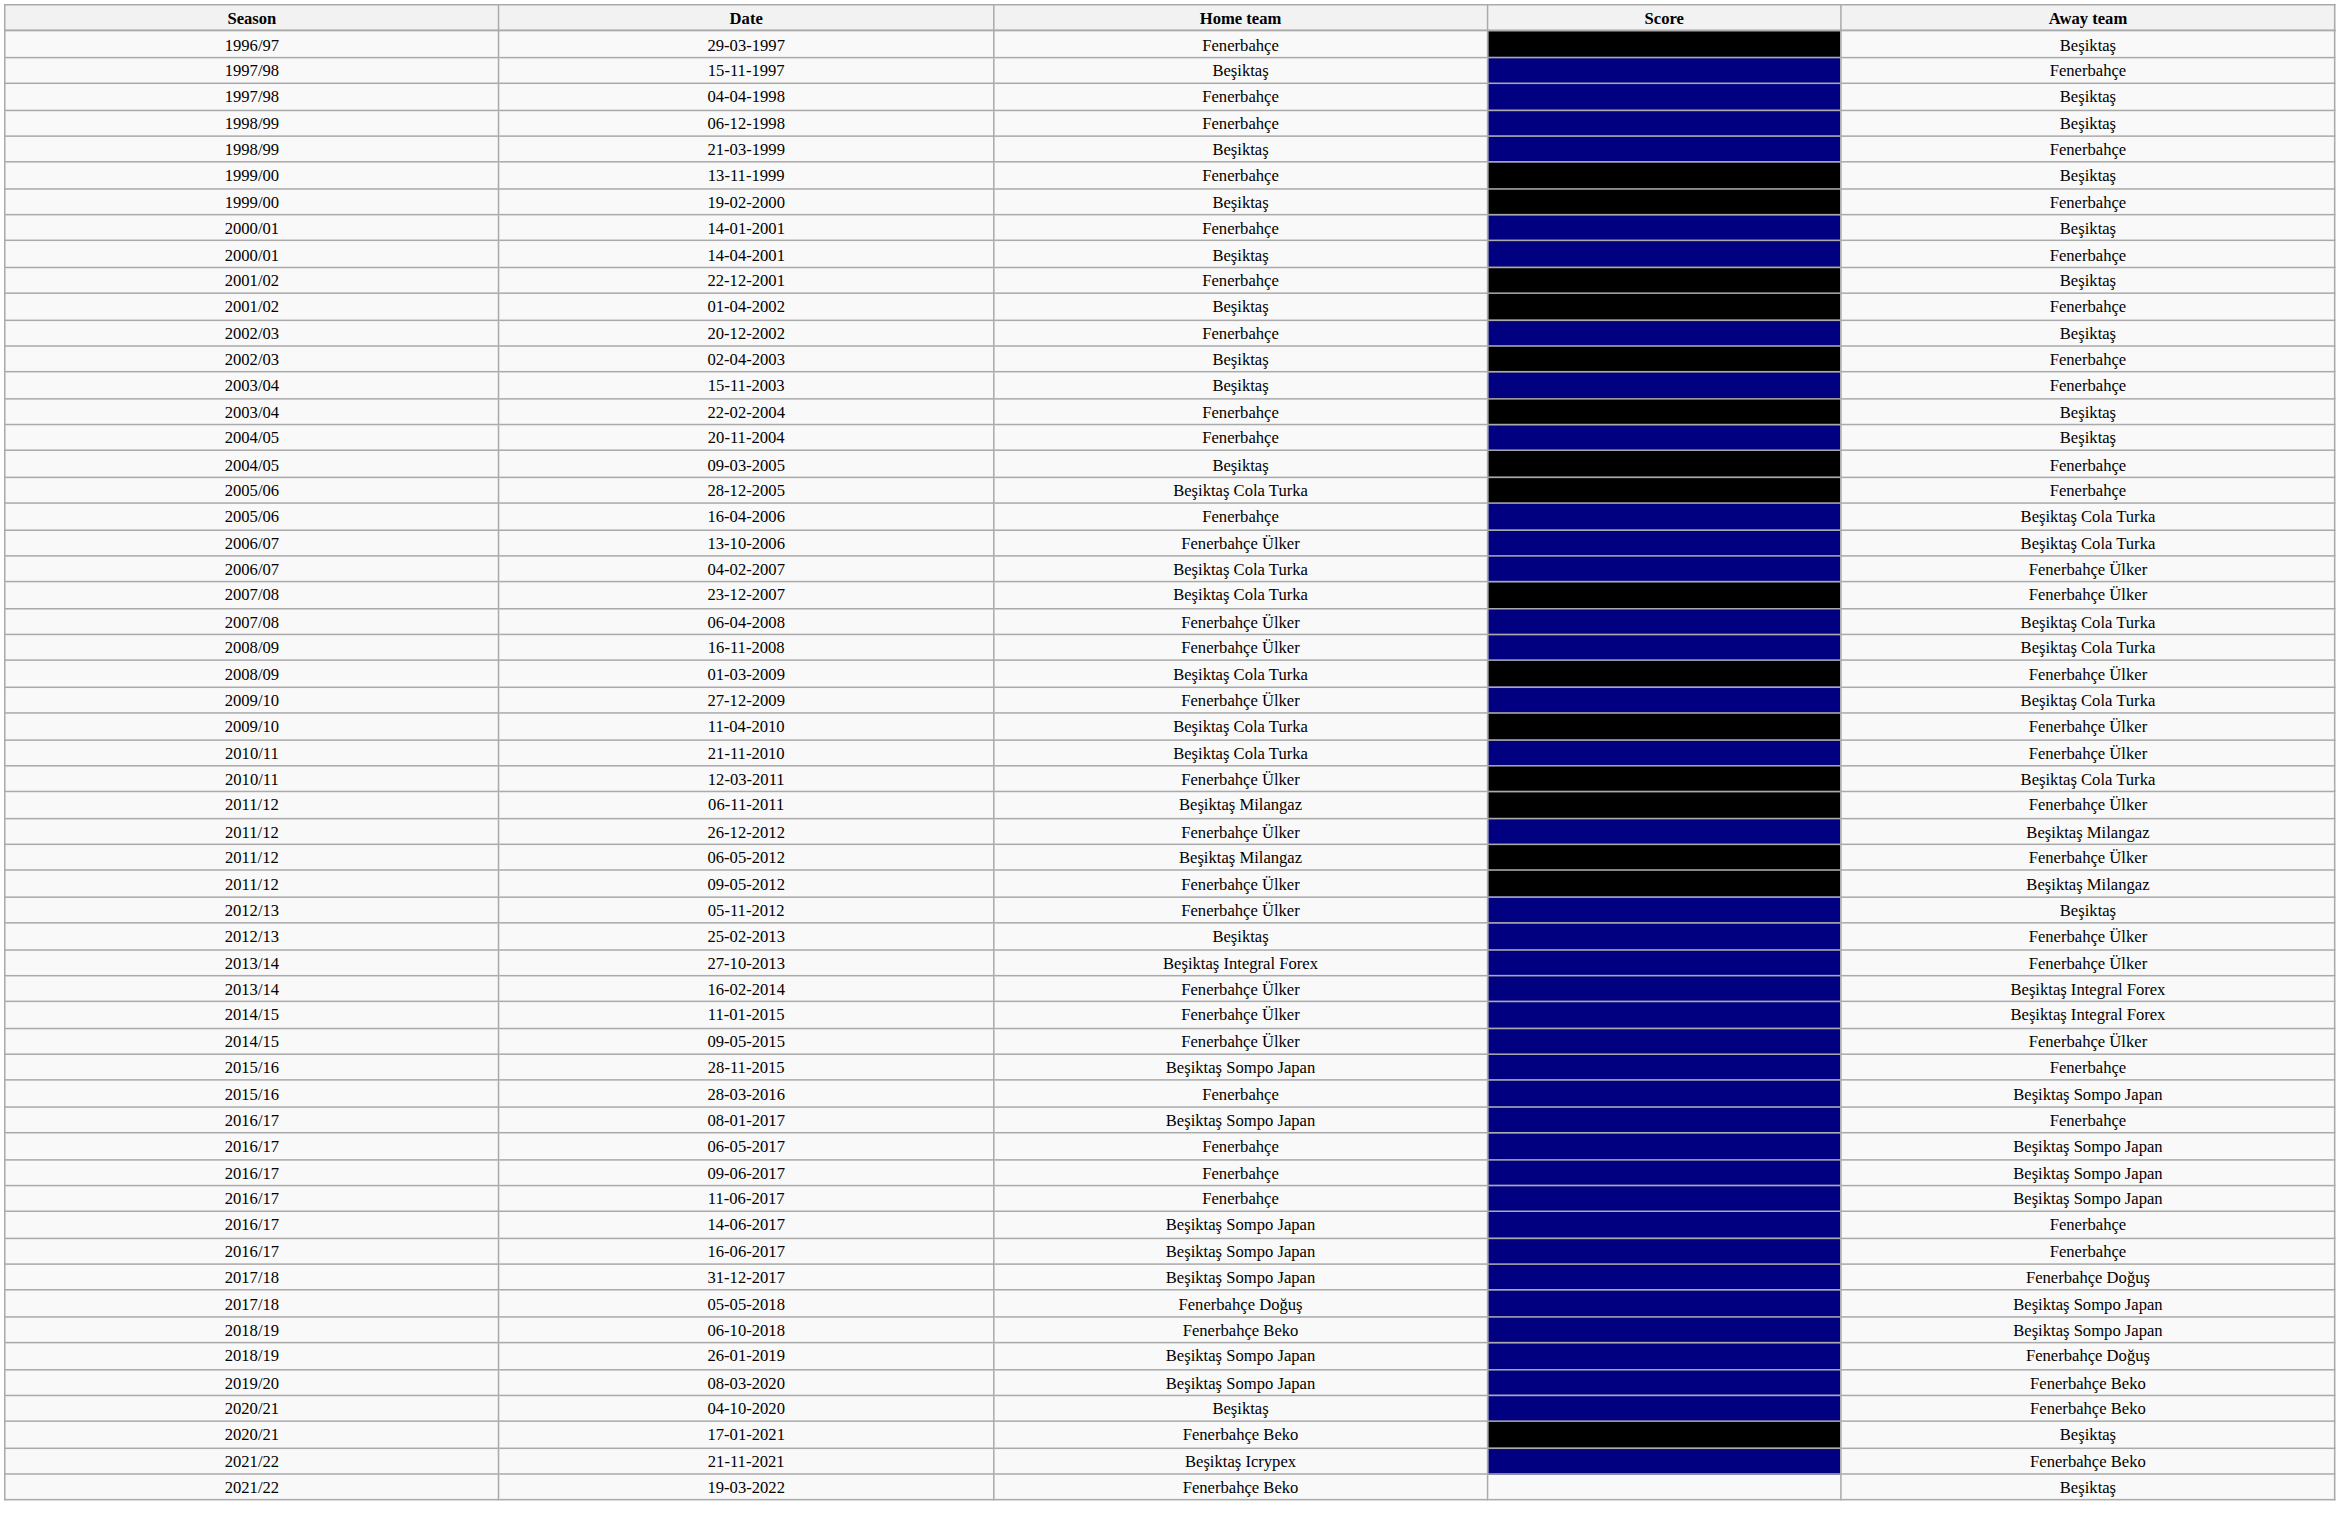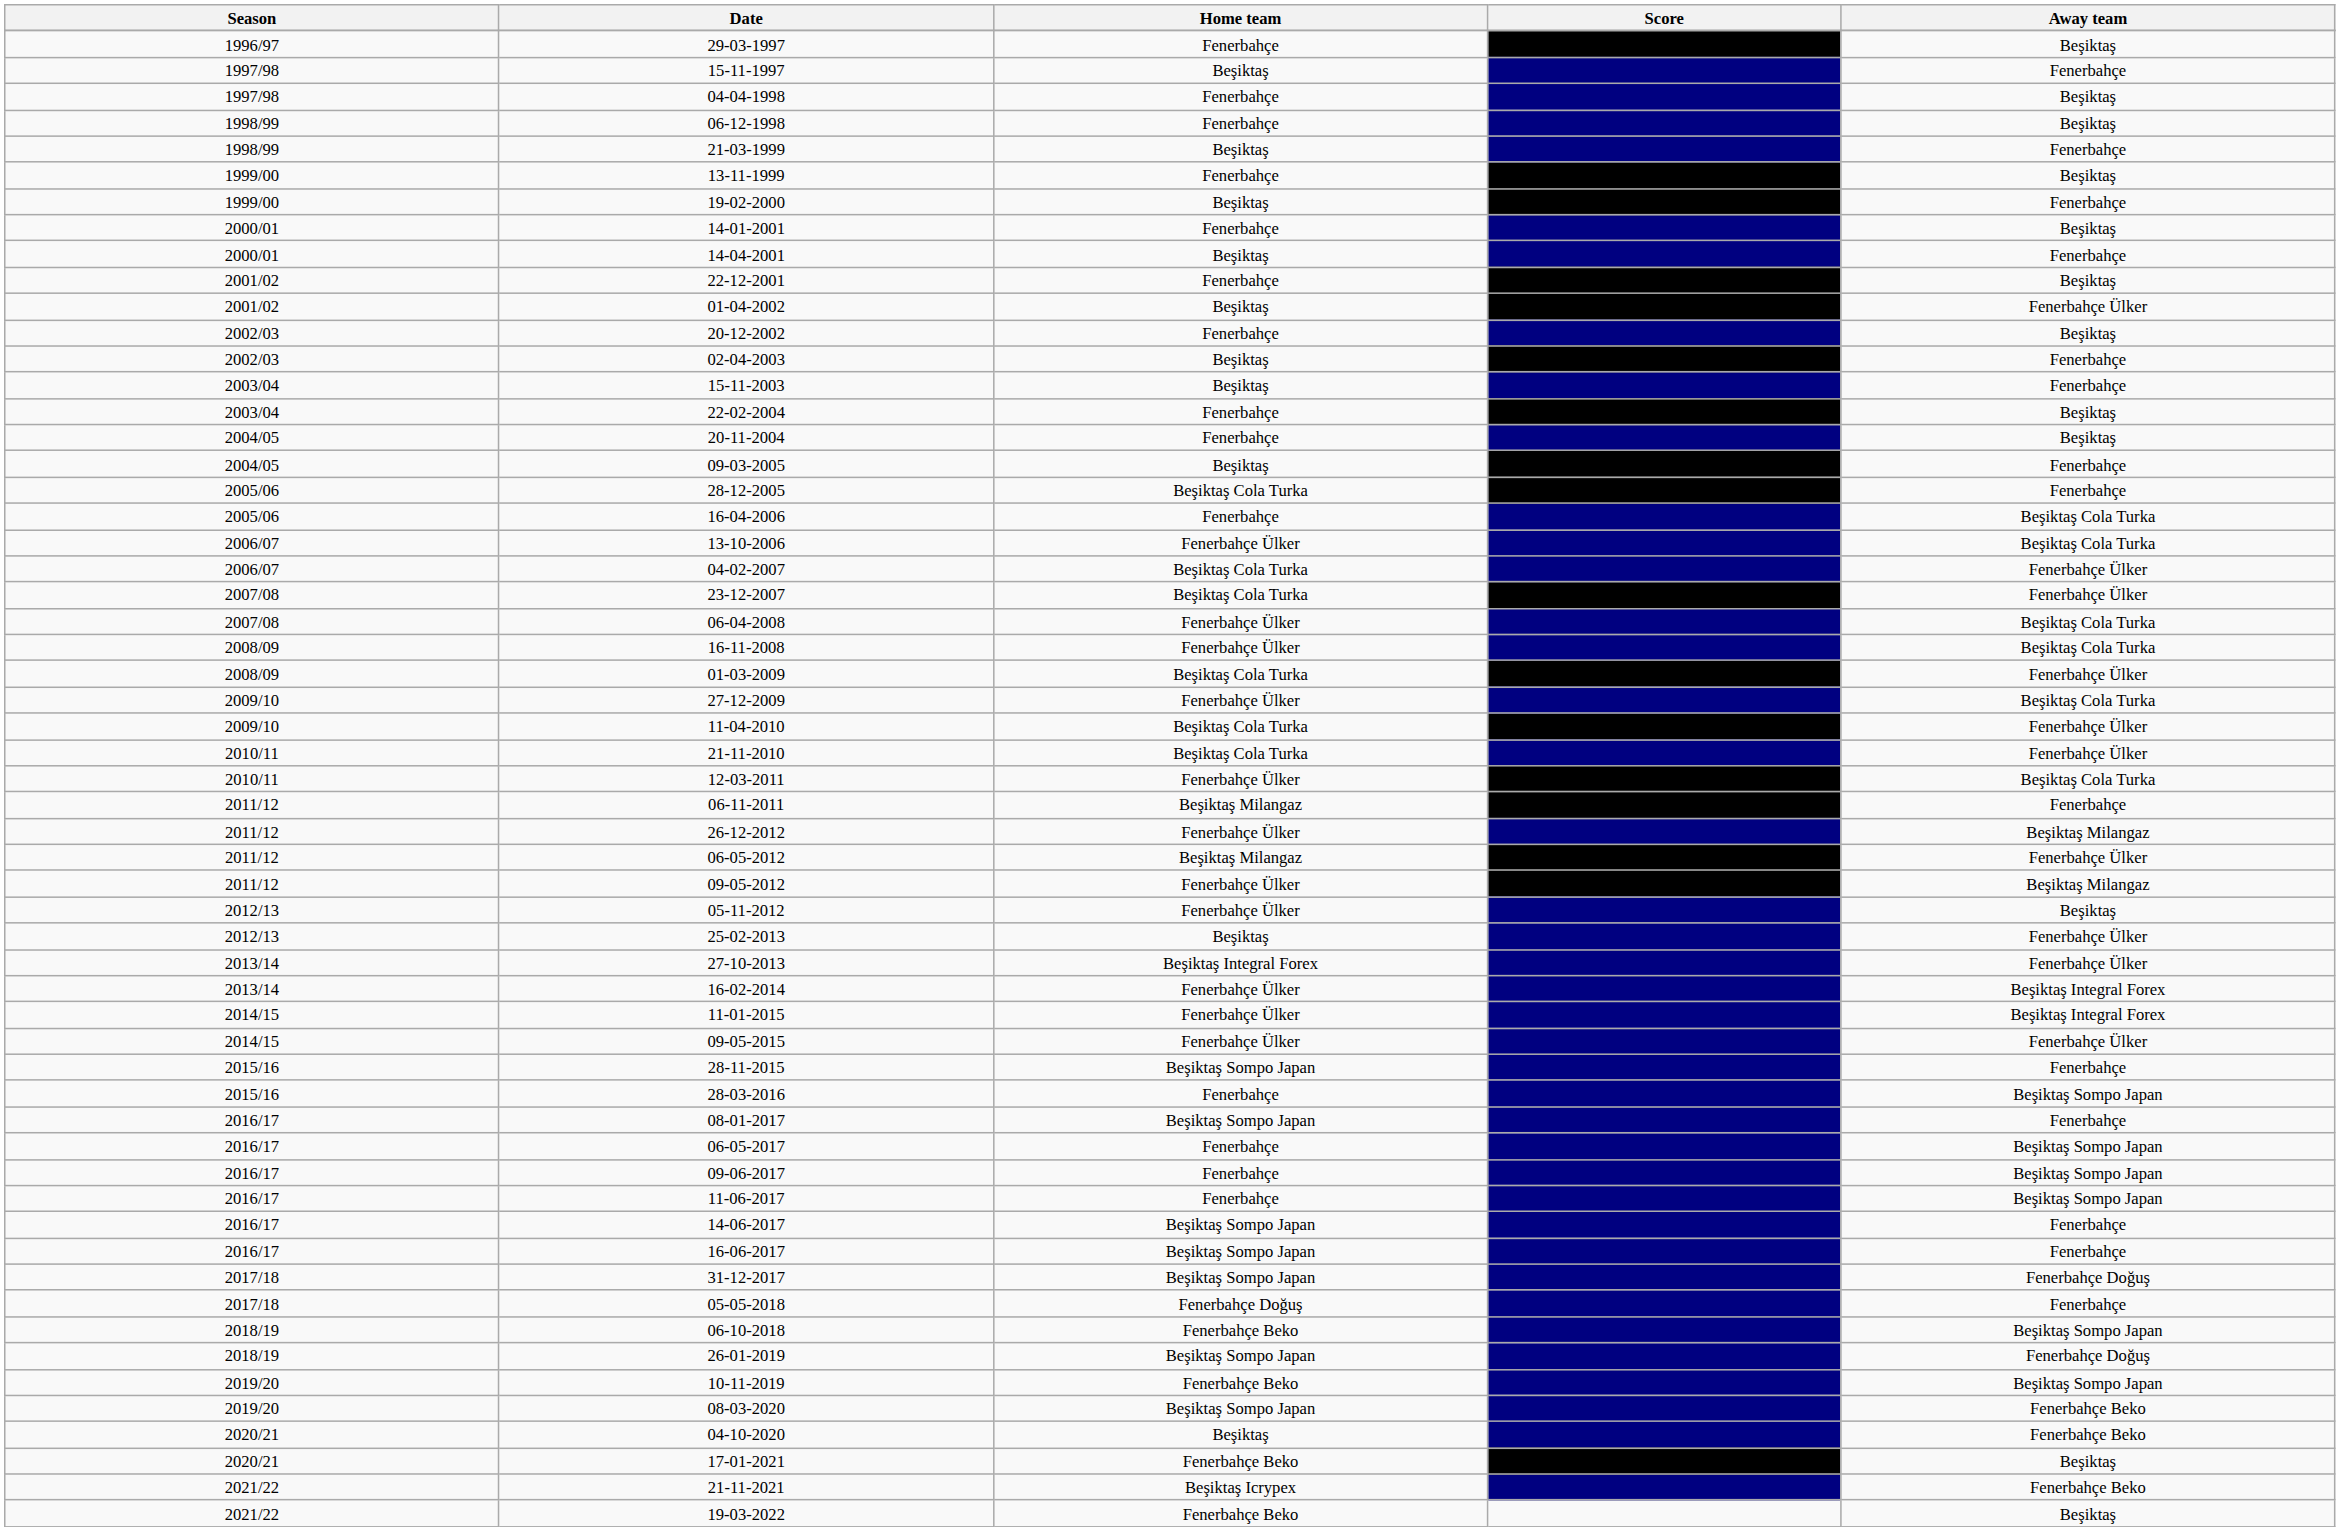(2088, 306) Fenerbahçe -> (2088, 306) Fenerbahçe Ülker
(2088, 805) Fenerbahçe Ülker -> (2088, 805) Fenerbahçe
(2088, 1303) Beşiktaş Sompo Japan -> (2088, 1303) Fenerbahçe
+ row: (746, 1382)
